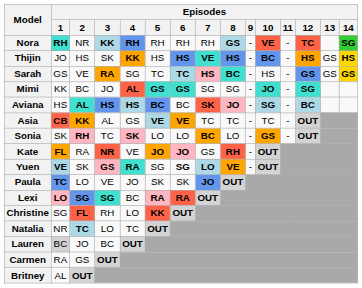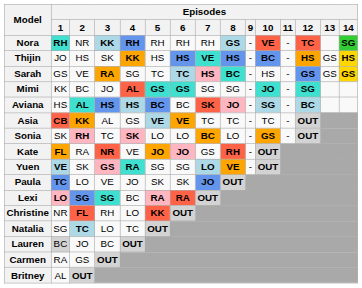(183, 167) bold -> (183, 167) normal
(60, 213) SG -> (60, 213) NR
(60, 228) NR -> (60, 228) SG
